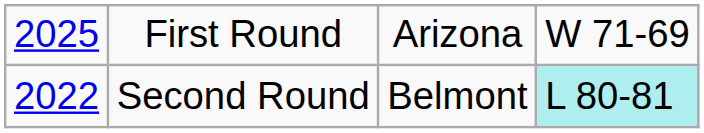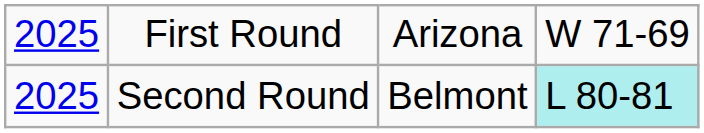(57, 95) 2022 -> (57, 95) 2025
